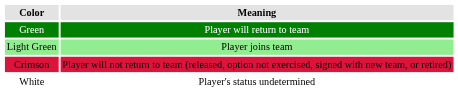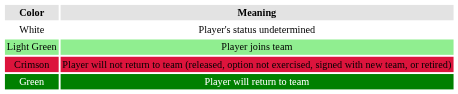rows swapped: (32, 30) <-> (32, 81)
